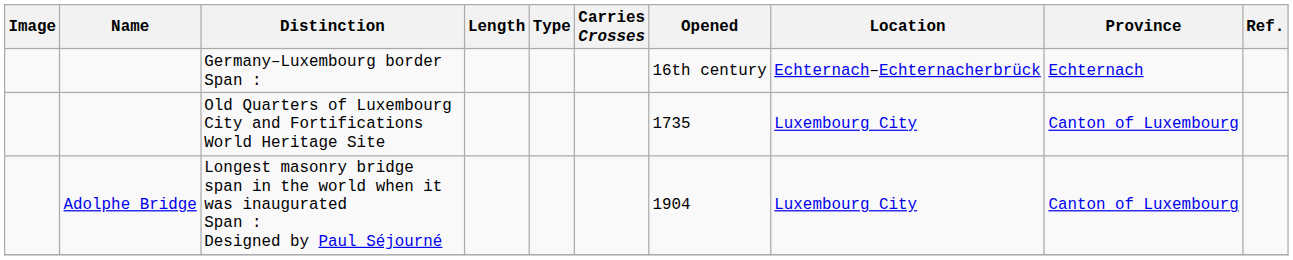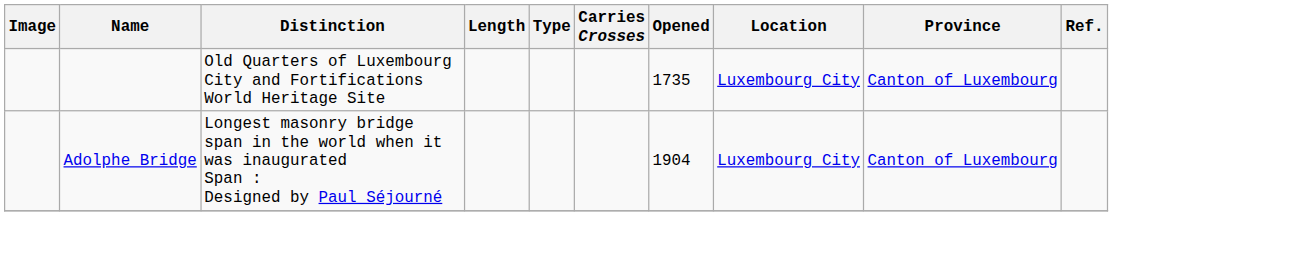- row: (323, 71)
